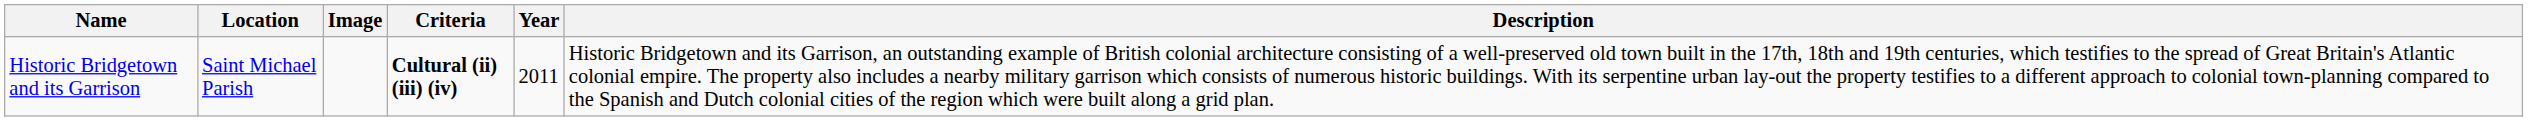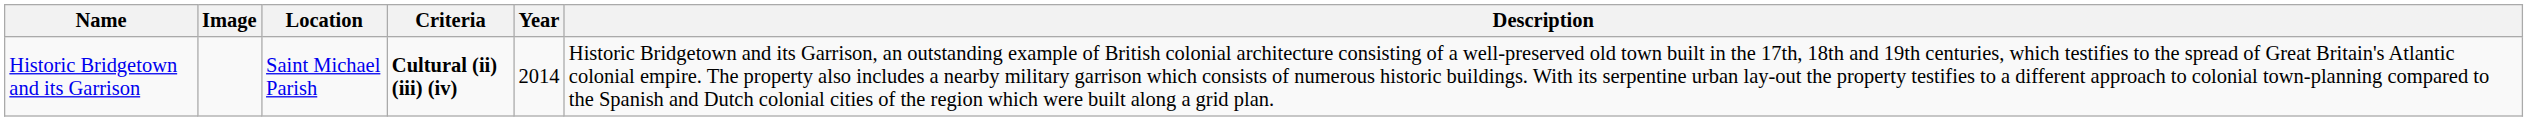columns swapped: (355, 20) <-> (260, 20)
(539, 76) 2011 -> (539, 76) 2014
